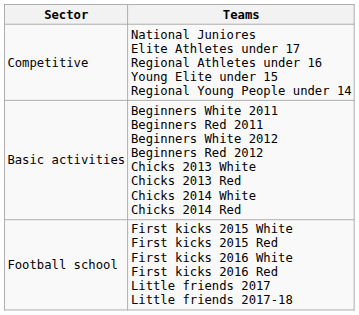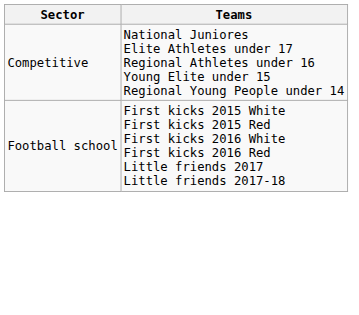- row: (66, 160)
